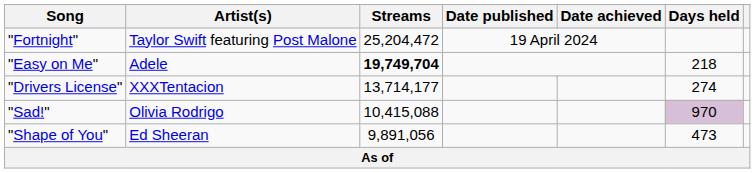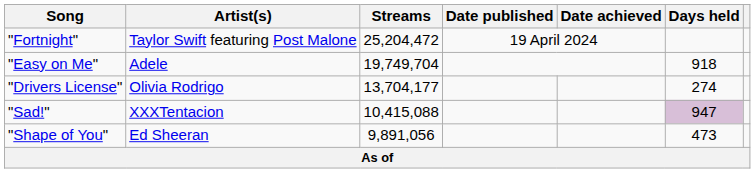(401, 64) bold -> (401, 64) normal
(704, 64) 218 -> (704, 64) 918
(176, 87) XXXTentacion -> (176, 87) Olivia Rodrigo
(401, 87) 13,714,177 -> (401, 87) 13,704,177
(176, 111) Olivia Rodrigo -> (176, 111) XXXTentacion
(704, 111) 970 -> (704, 111) 947
